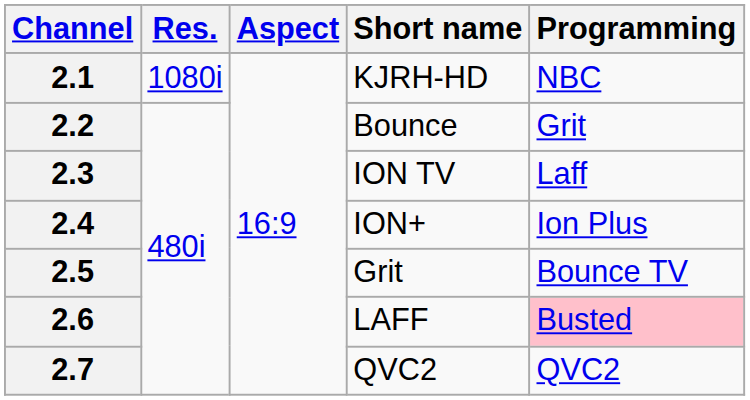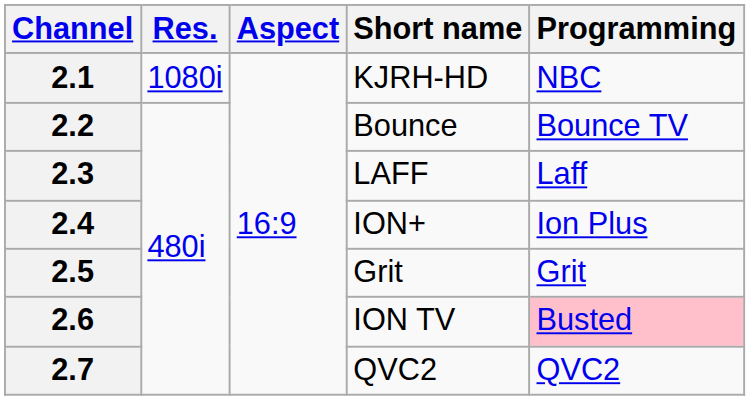(561, 126) Grit -> (612, 126) Bounce TV
(404, 175) ION TV -> (391, 175) LAFF
(612, 272) Bounce TV -> (561, 272) Grit
(391, 321) LAFF -> (404, 321) ION TV
